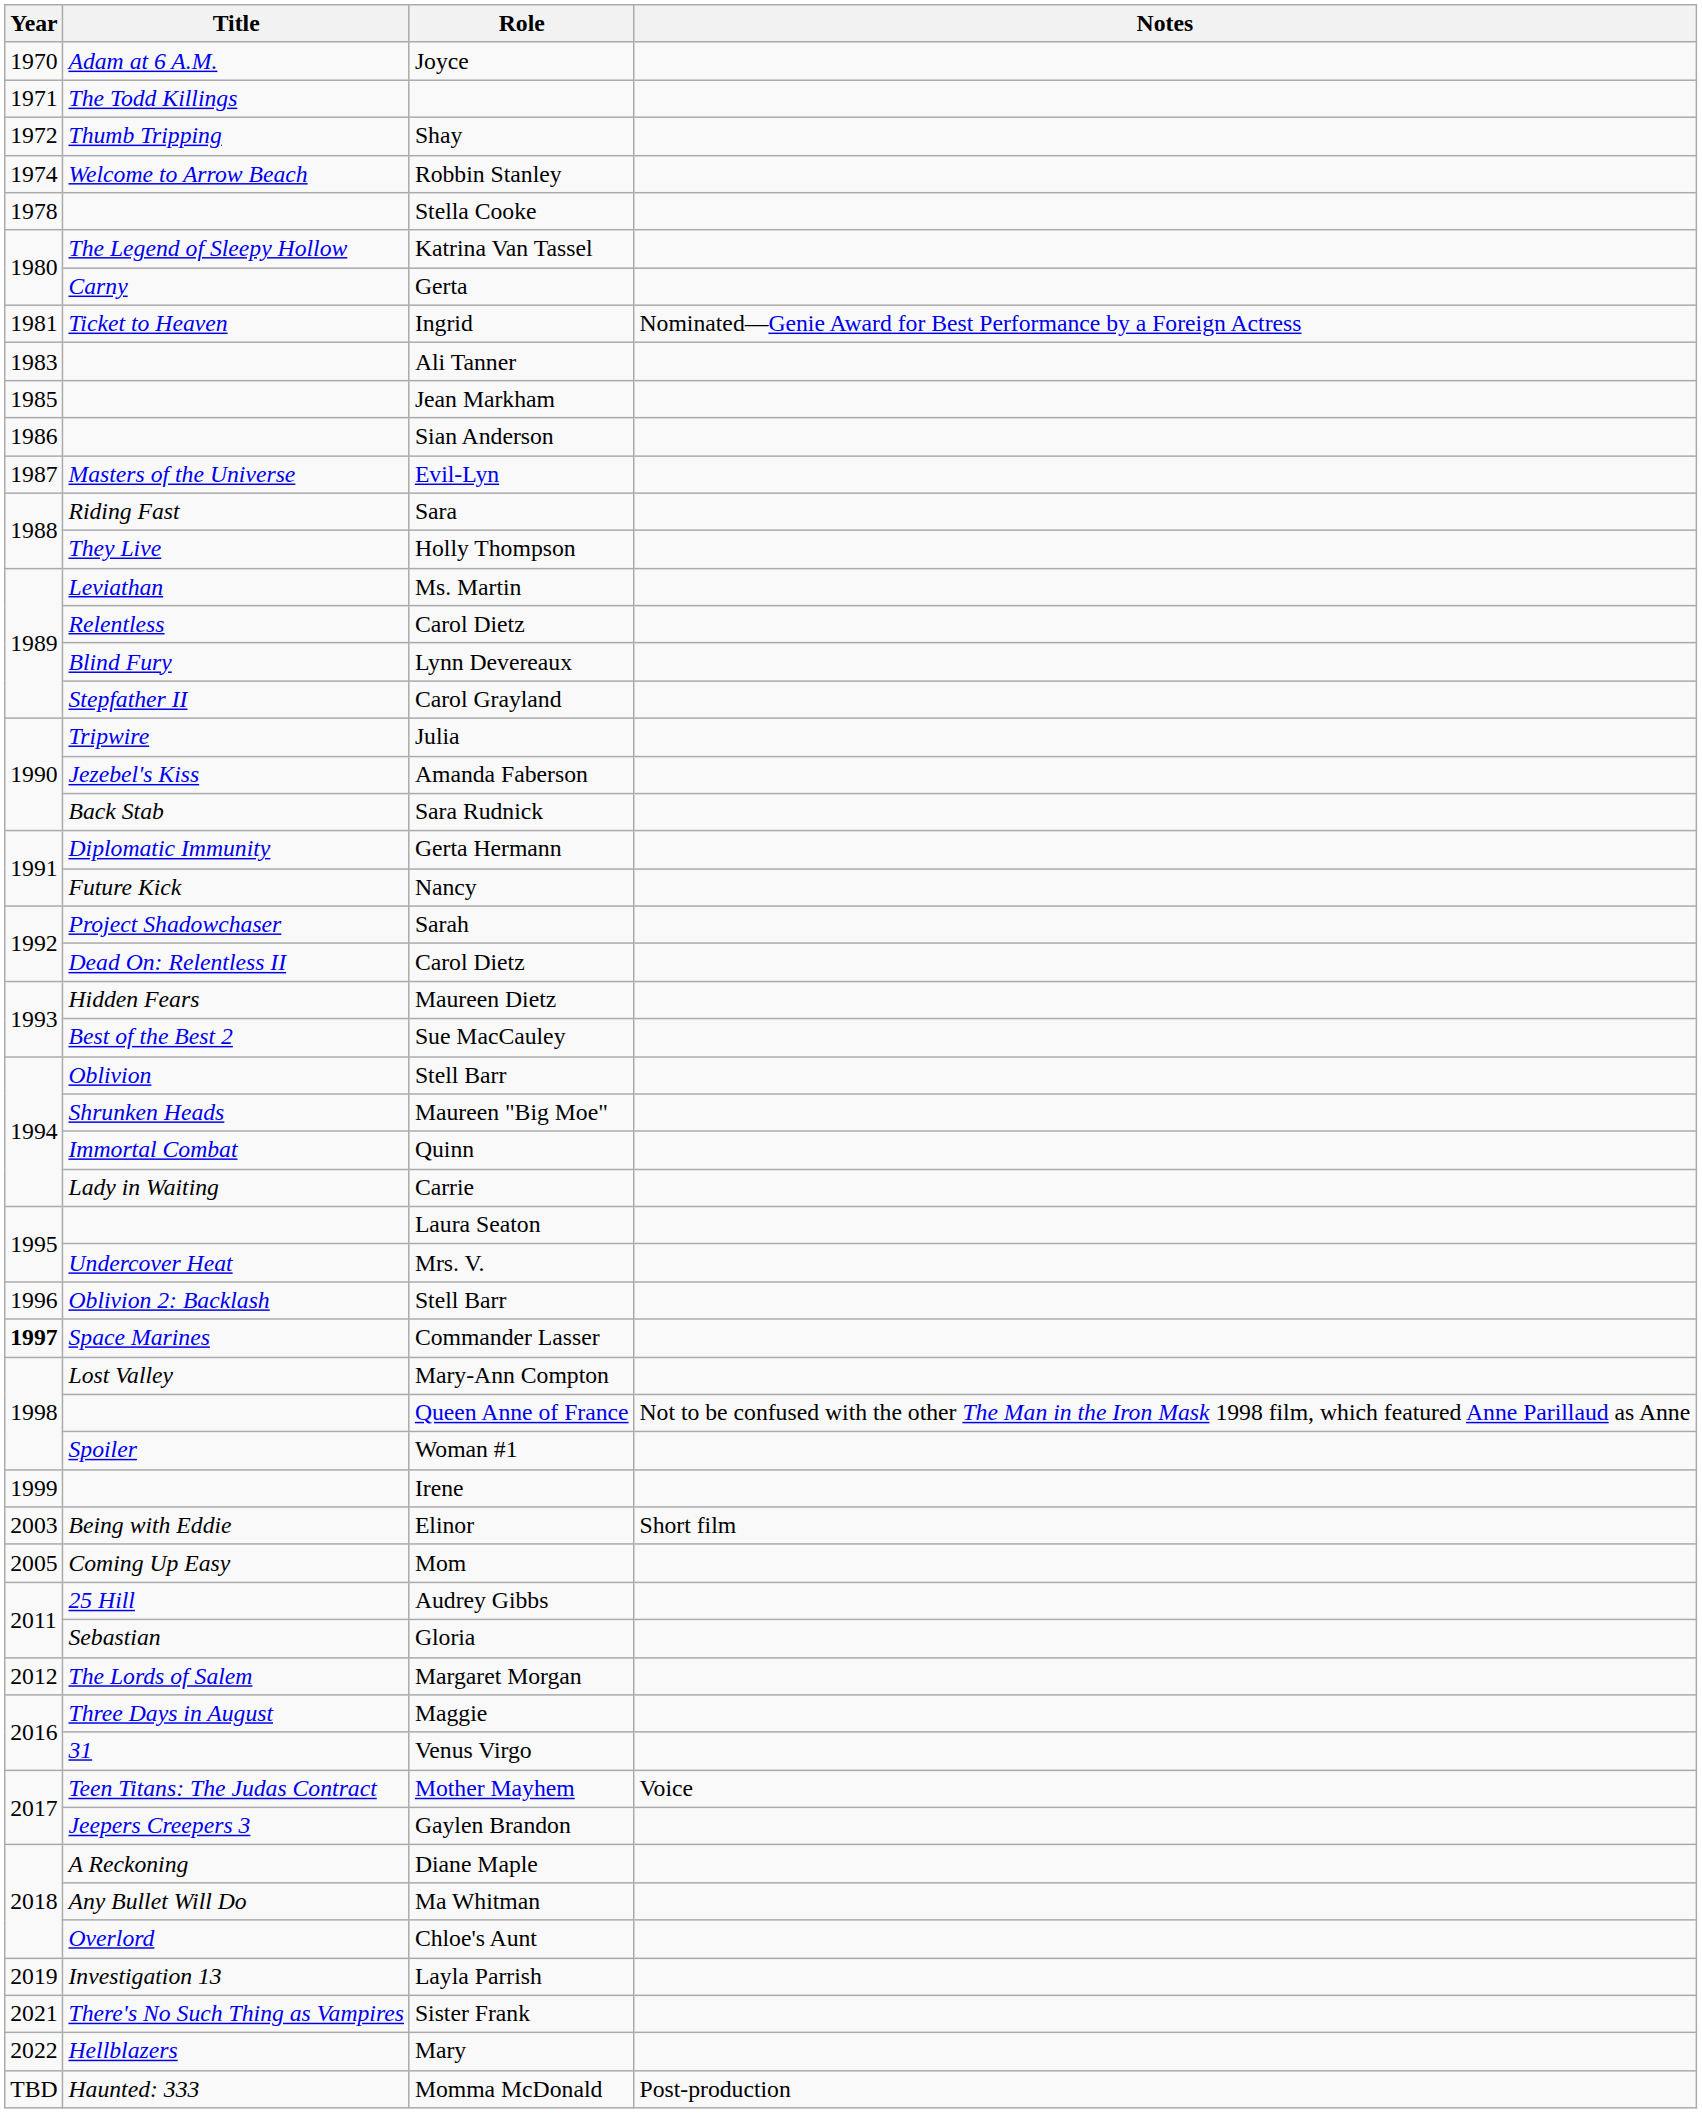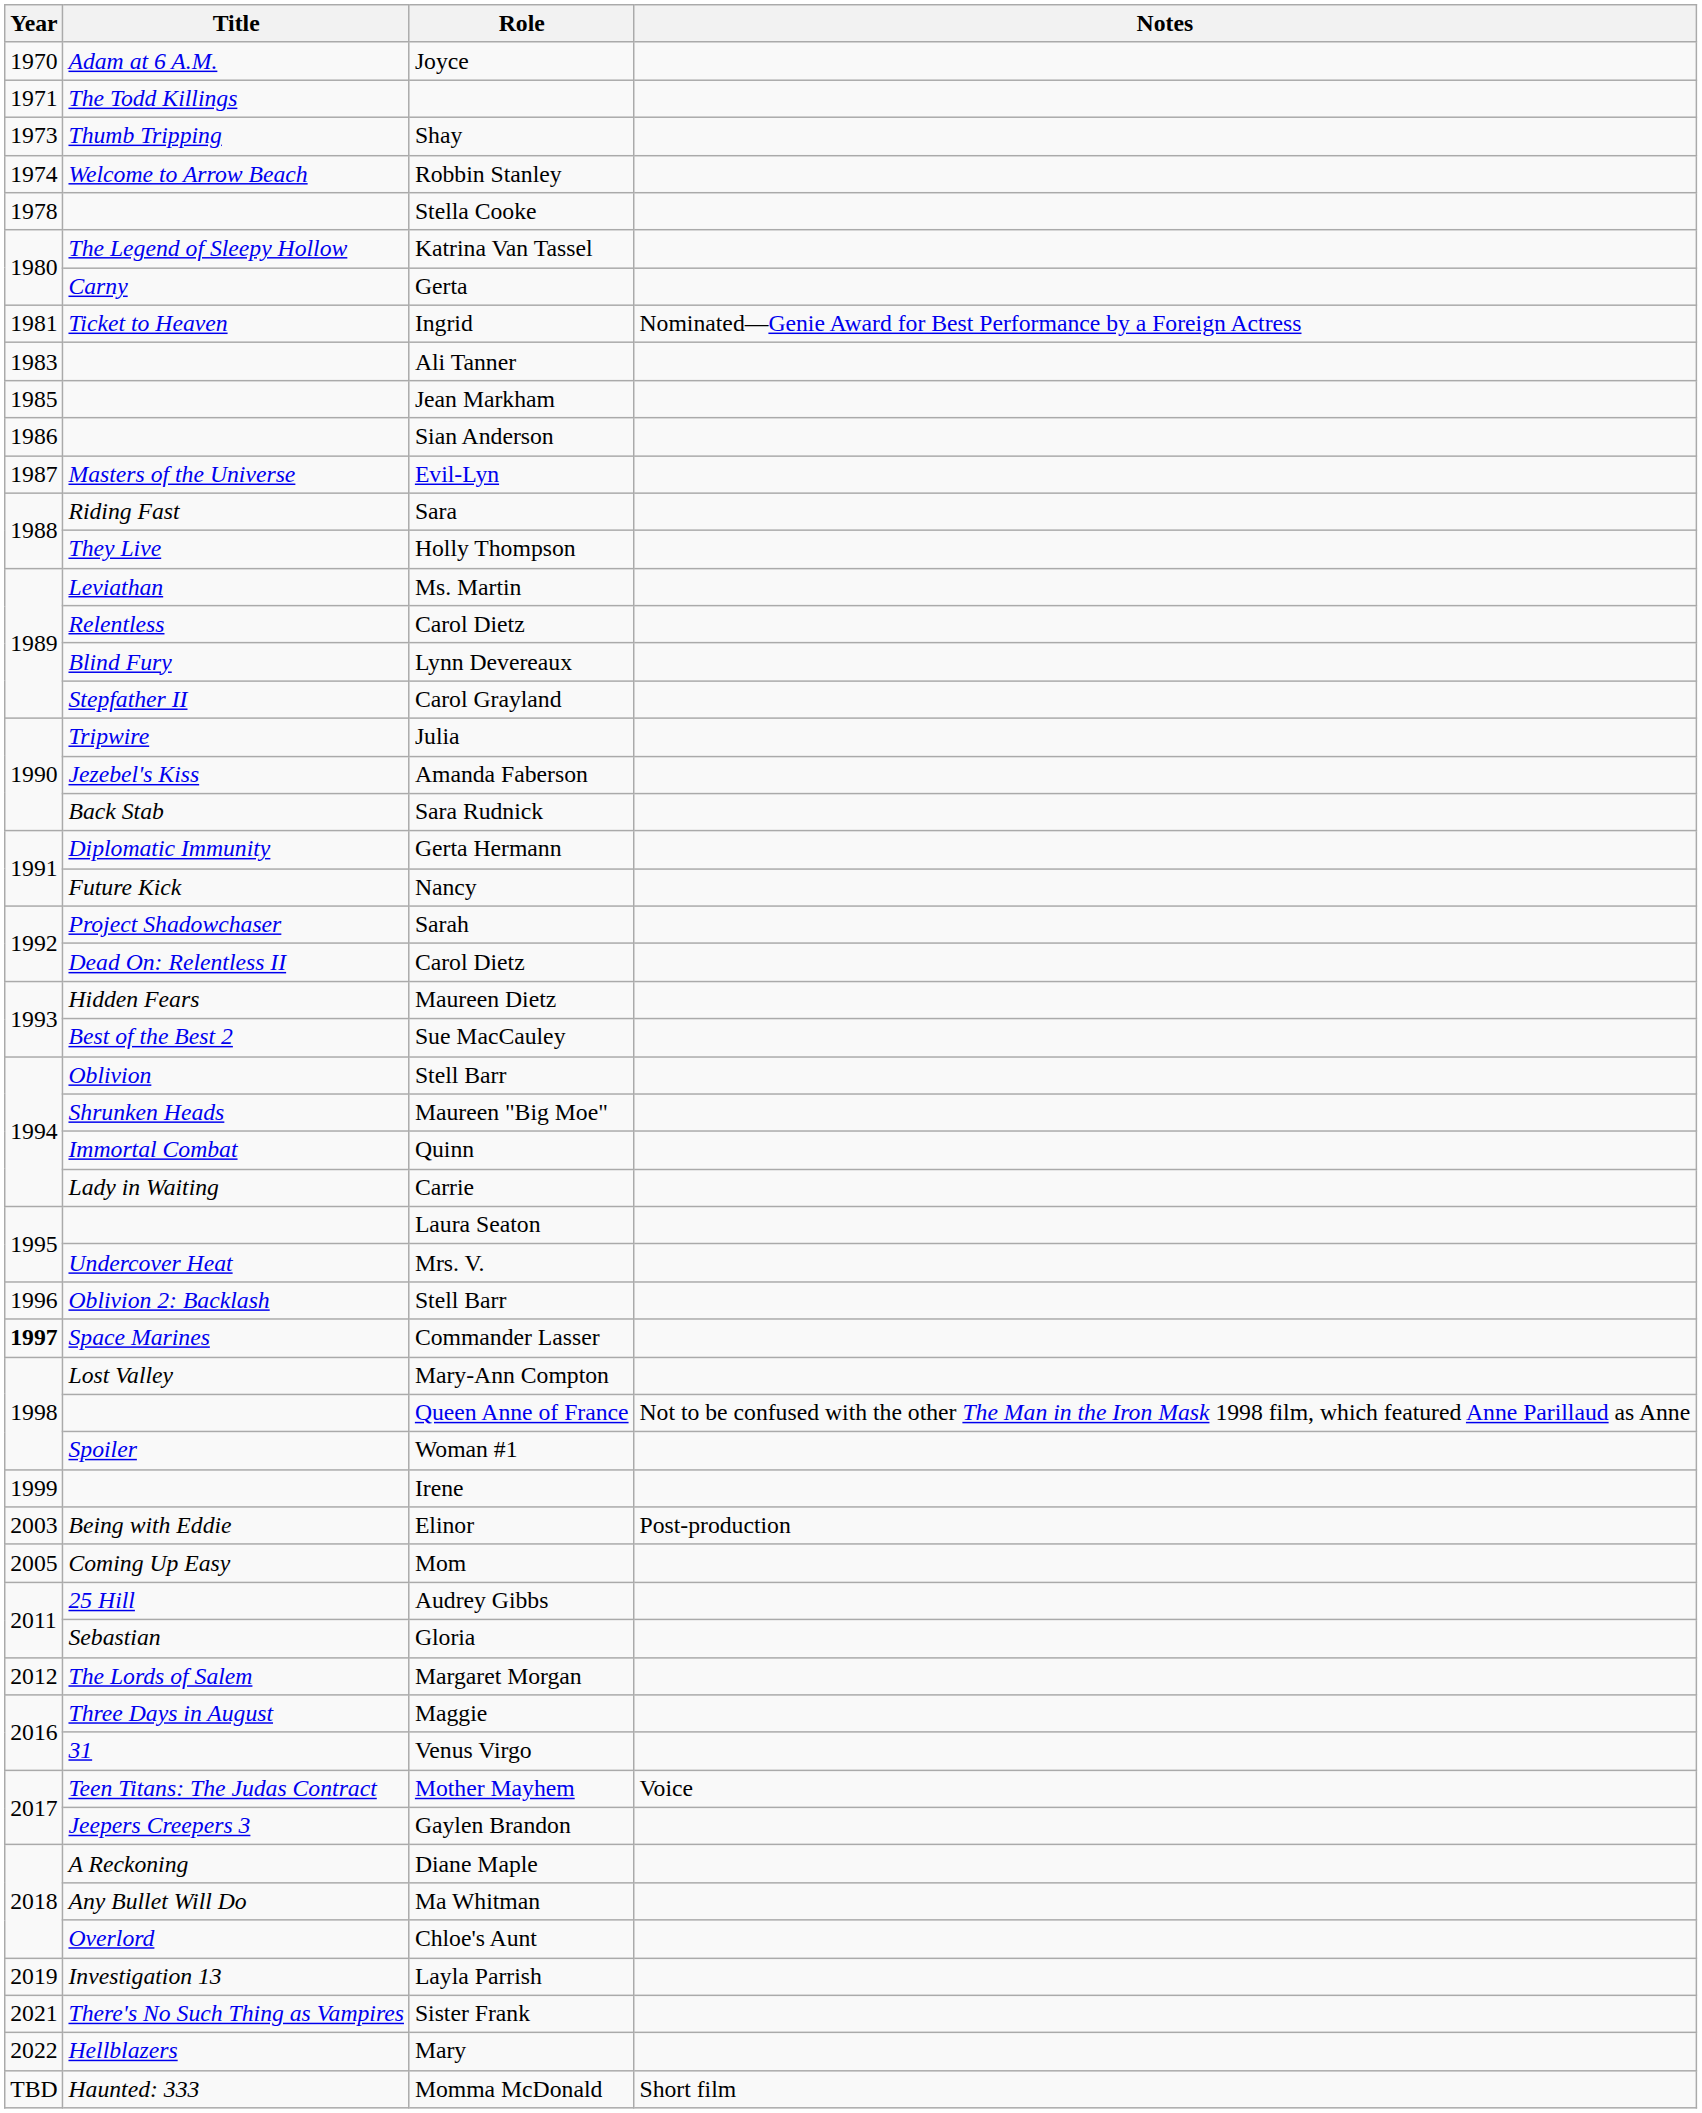(34, 135) 1972 -> (34, 135) 1973
(688, 1525) Short film -> (715, 1525) Post-production
(715, 2088) Post-production -> (688, 2088) Short film
